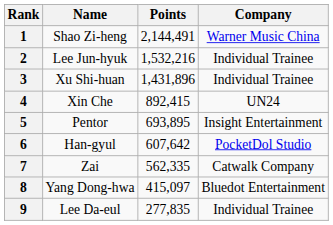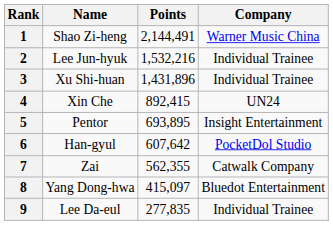(168, 166) 562,335 -> (168, 166) 562,355
